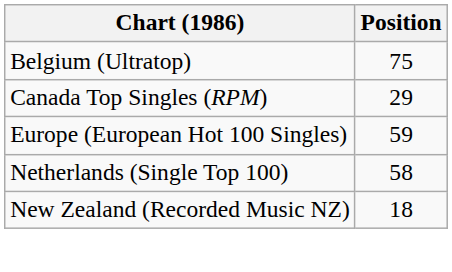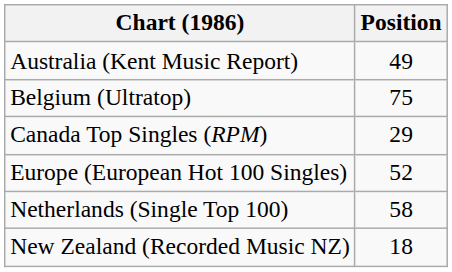+ row: (154, 60)
(401, 135) 59 -> (401, 172) 52
